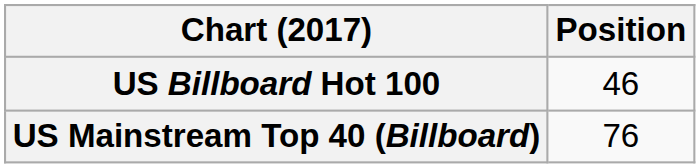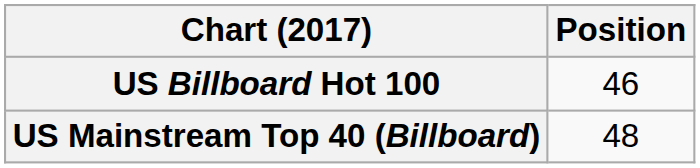(621, 135) 76 -> (621, 135) 48
